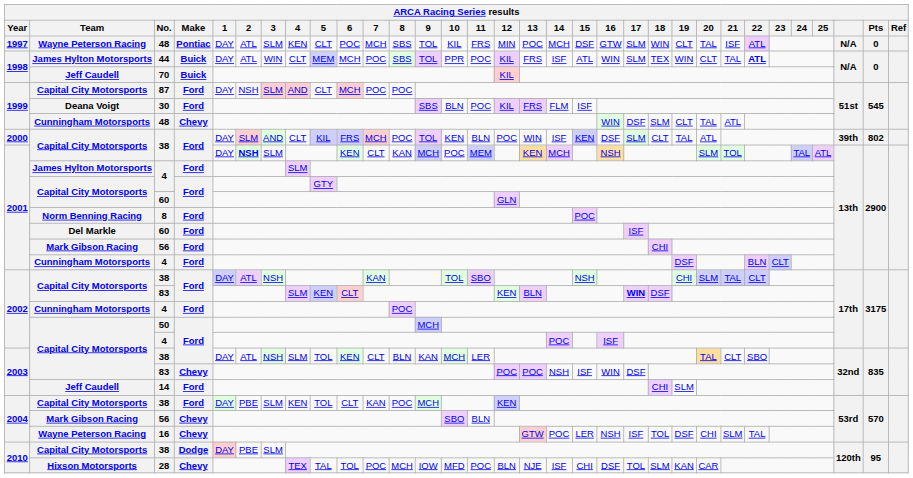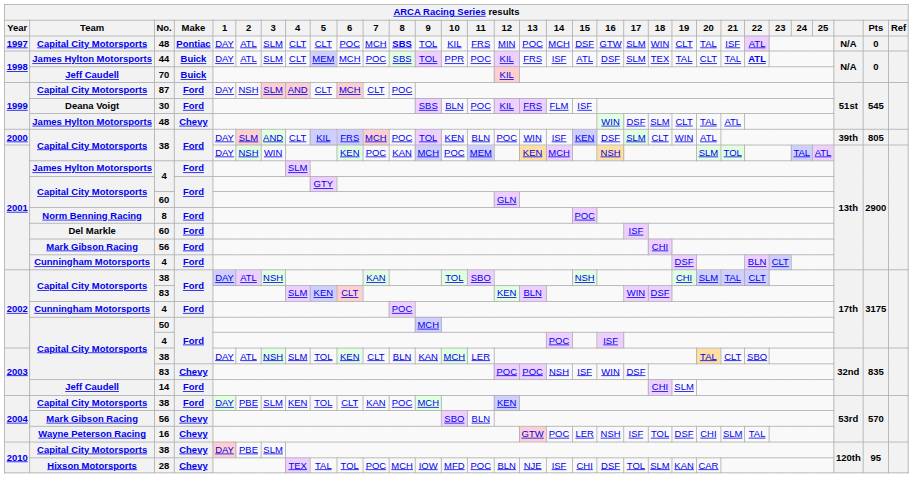(92, 43) Wayne Peterson Racing -> (92, 43) Capital City Motorsports
(298, 43) KEN -> (298, 43) CLT
(402, 43) normal -> (402, 43) bold
(273, 59) WIN -> (273, 59) SLM
(611, 59) WIN -> (611, 59) DSF
(684, 59) WIN -> (684, 59) TAL
(376, 90) POC -> (376, 90) CLT
(92, 122) Cunningham Motorsports -> (92, 122) James Hylton Motorsports
(684, 137) TAL -> (684, 137) WIN
(876, 137) 802 -> (876, 137) 805
(249, 153) bold -> (249, 153) normal
(273, 153) SLM -> (273, 153) WIN
(376, 153) CLT -> (376, 153) POC
(636, 293) bold -> (636, 293) normal
(193, 450) Dodge -> (193, 450) Chevy
